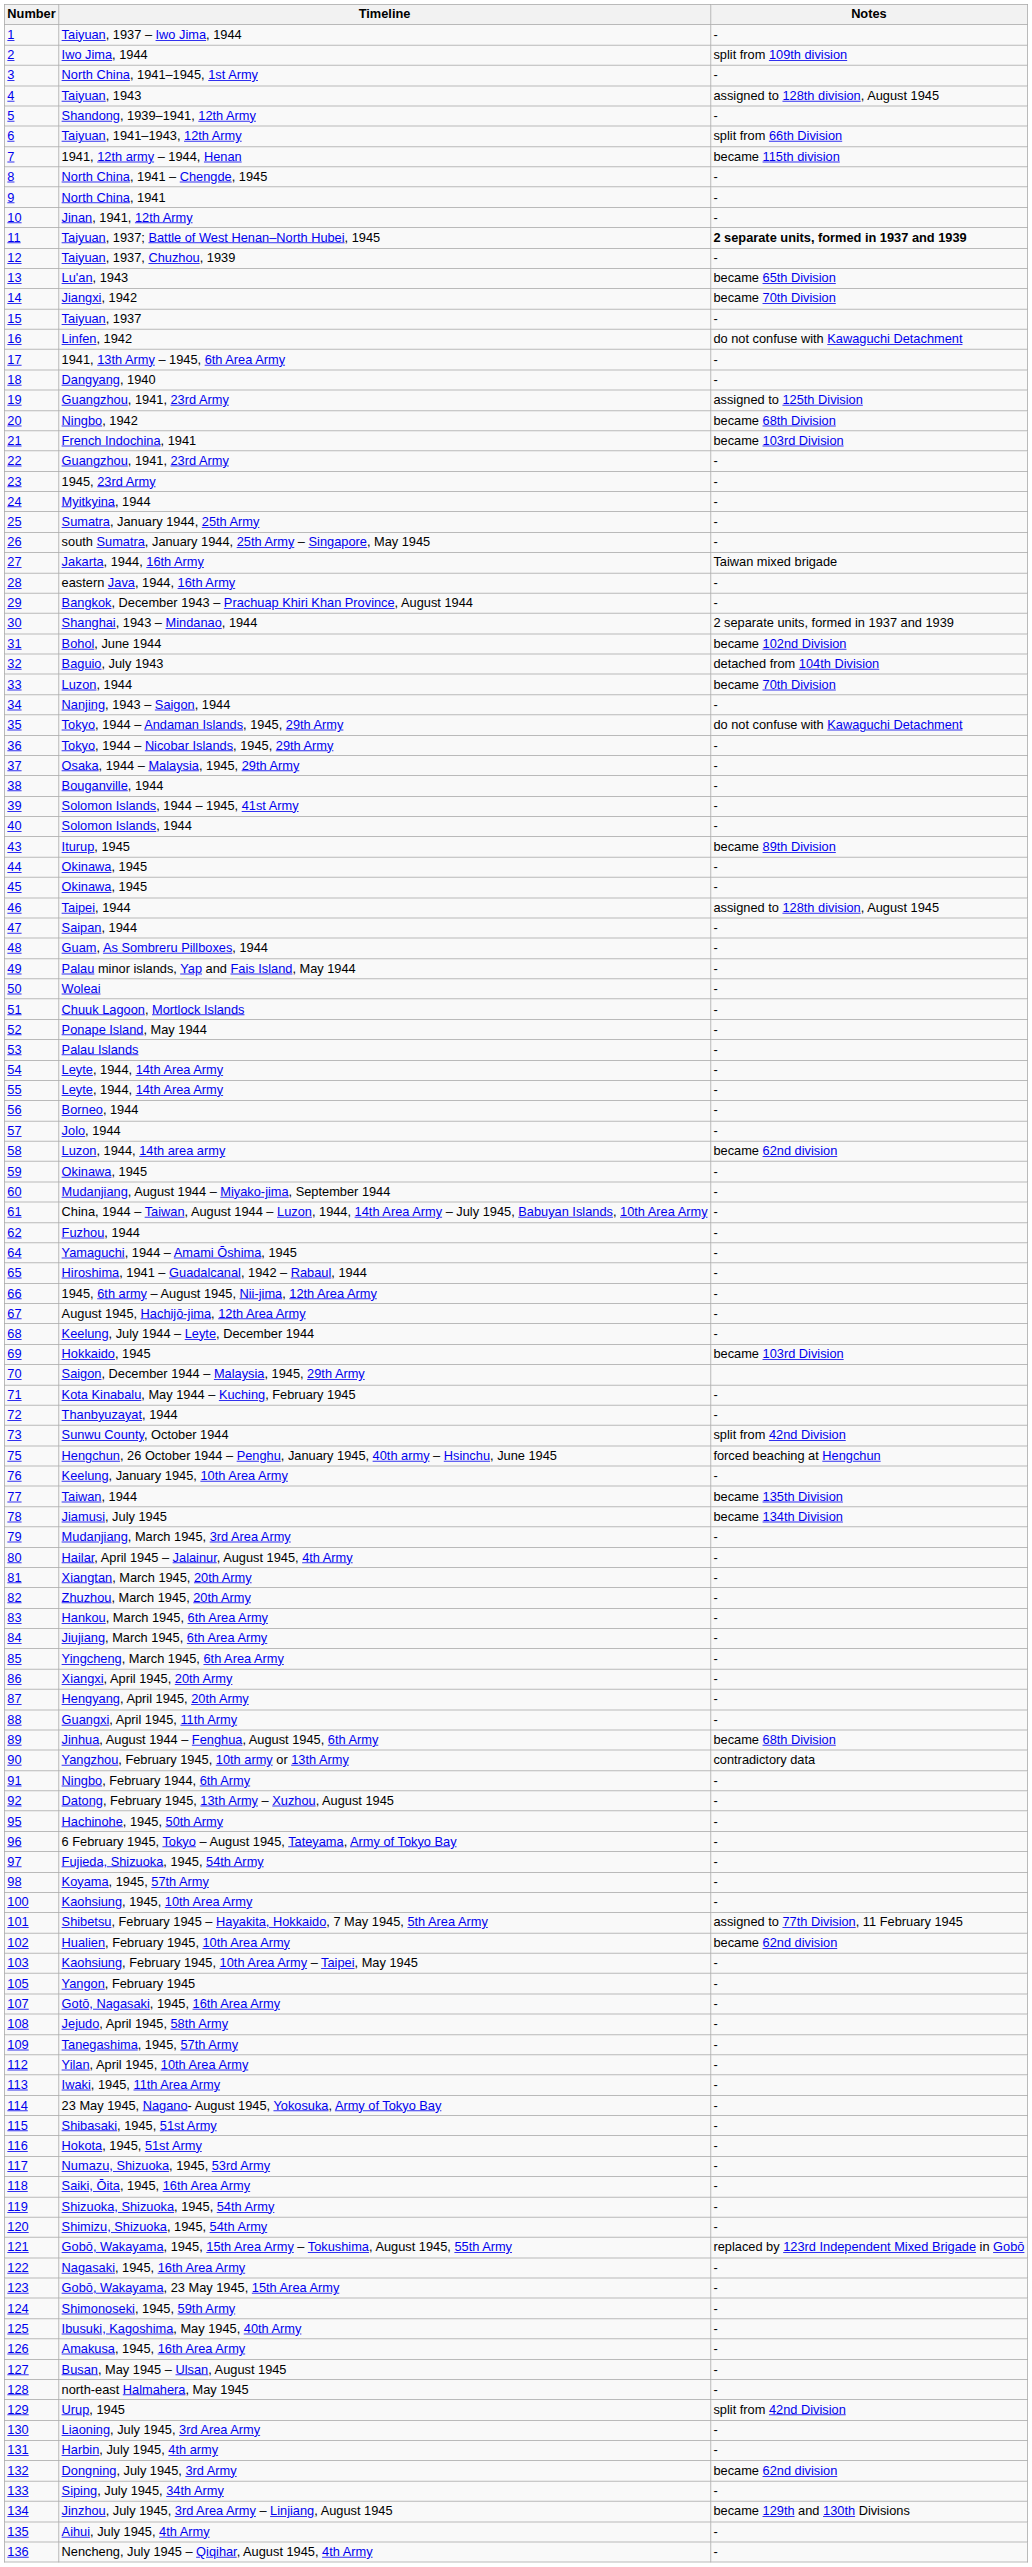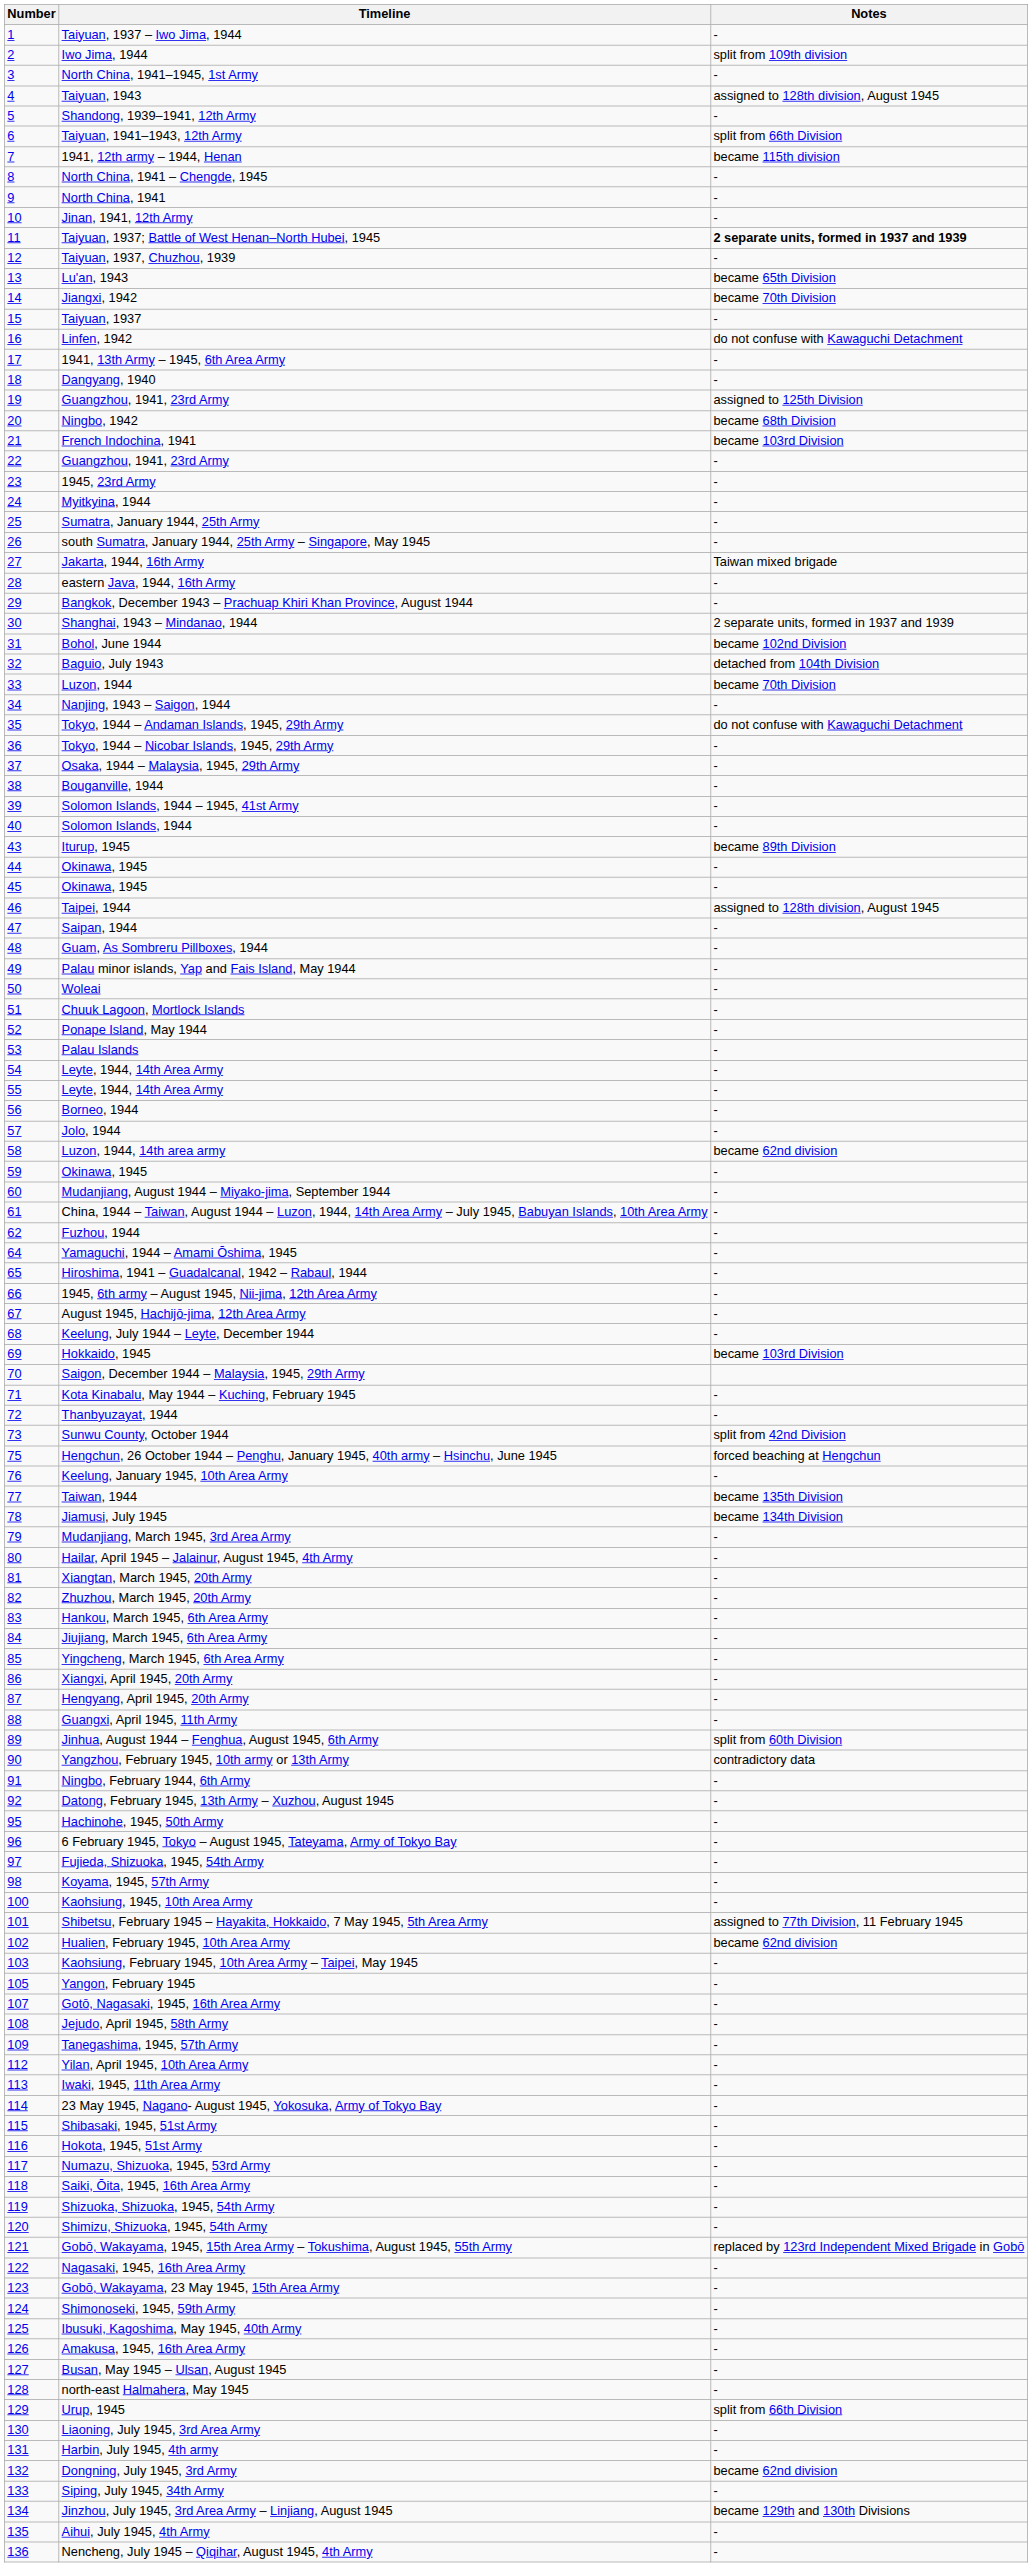(775, 1740) became 68th Division -> (778, 1740) split from 60th Division
(780, 2410) split from 42nd Division -> (778, 2410) split from 66th Division
